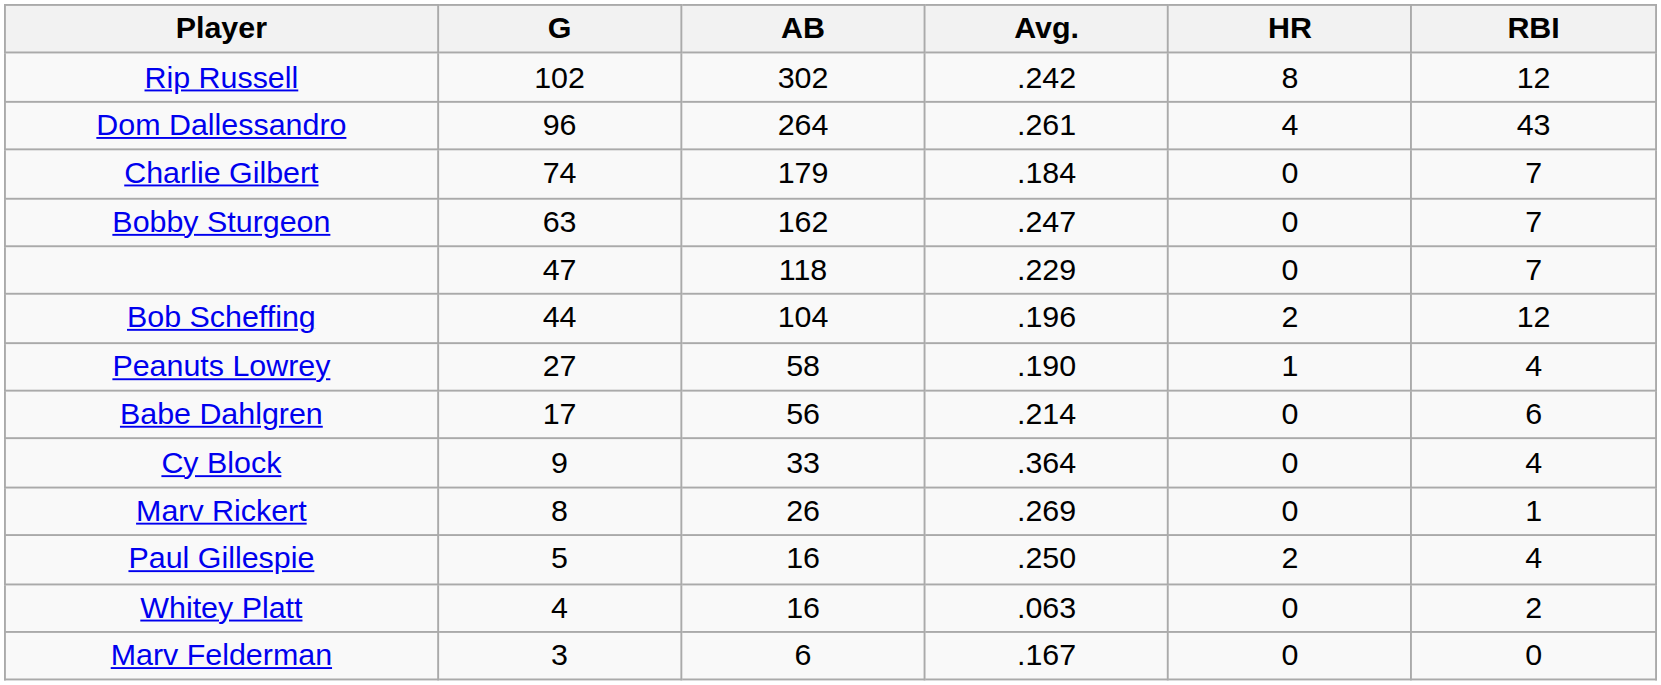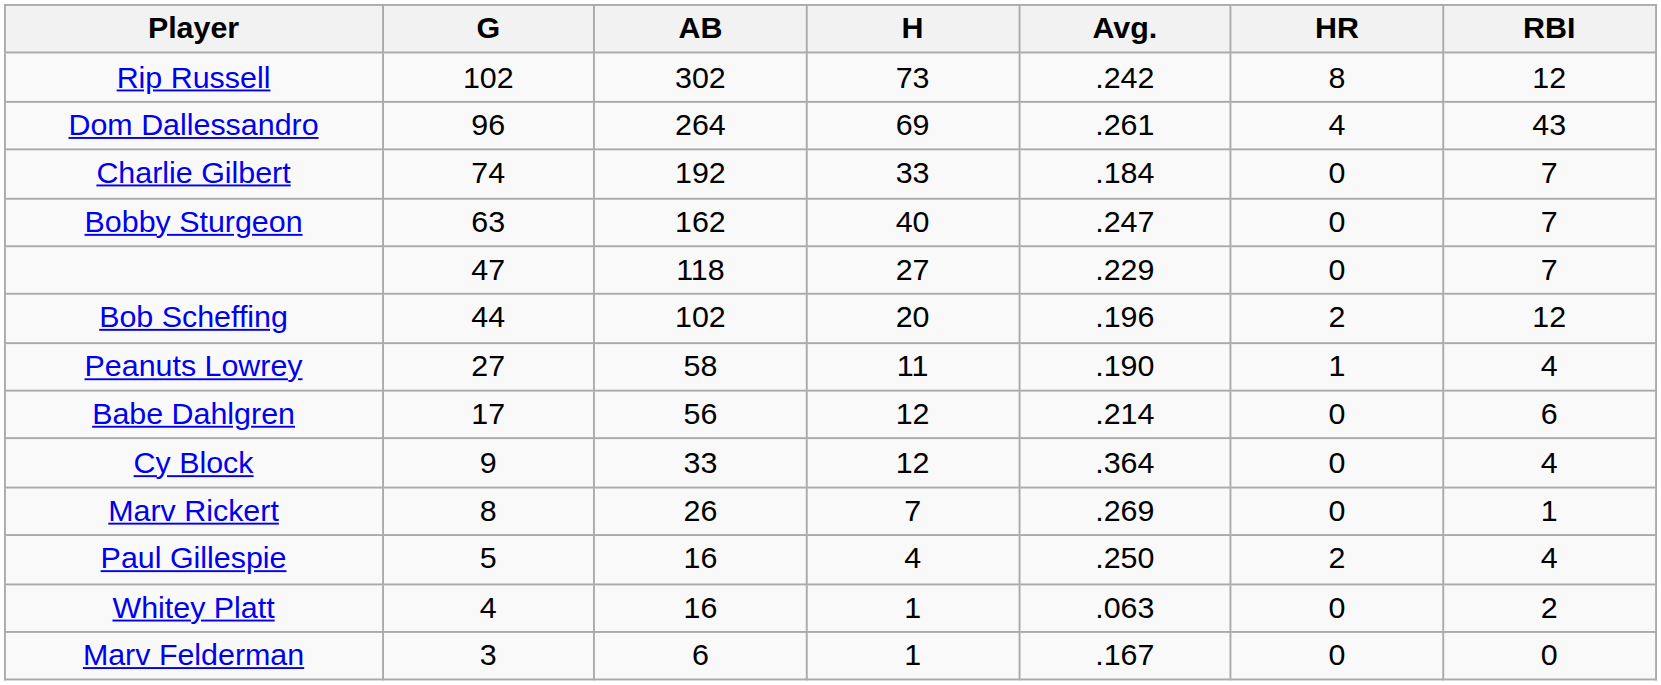+ column: (913, 28)
(803, 173) 179 -> (700, 173) 192
(803, 317) 104 -> (700, 317) 102
